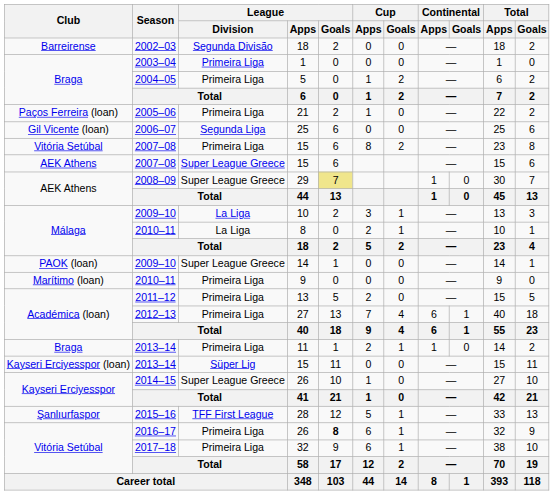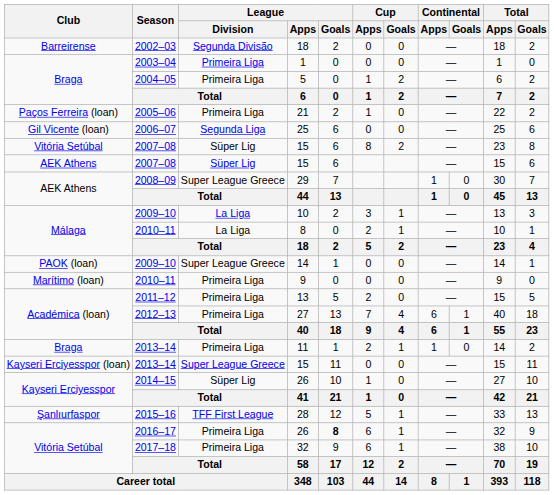(233, 146) Primeira Liga -> (233, 146) Süper Lig
(233, 163) Super League Greece -> (233, 163) Süper Lig
(336, 180) khaki background -> (336, 180) no background
(233, 364) Süper Lig -> (233, 364) Super League Greece
(233, 381) Super League Greece -> (233, 381) Süper Lig
